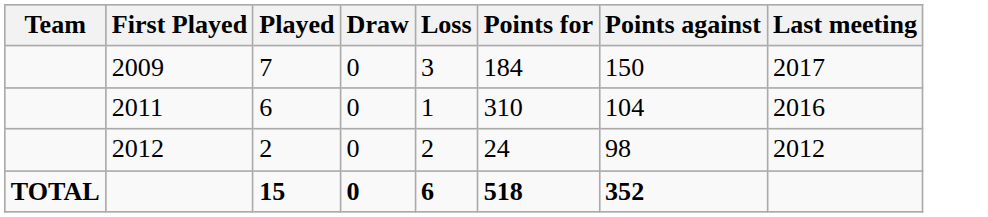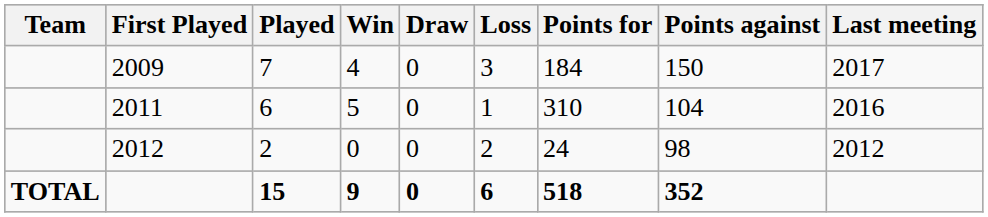+ column: (370, 25)
